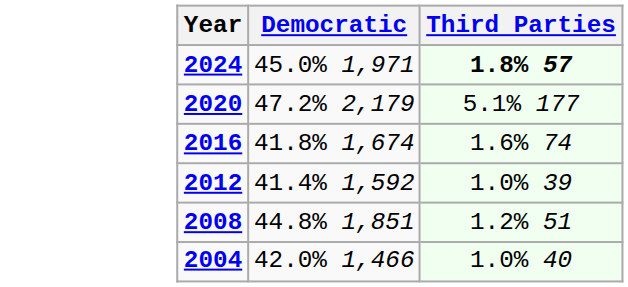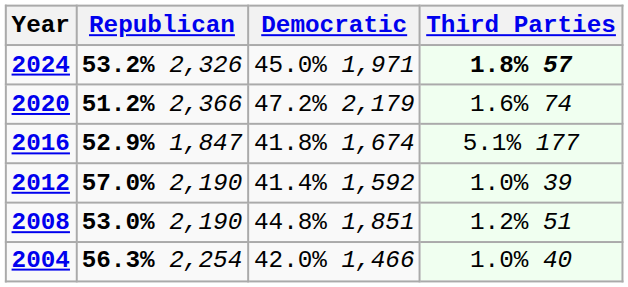+ column: (162, 26)
(521, 104) 5.1% 177 -> (521, 104) 1.6% 74
(521, 144) 1.6% 74 -> (521, 144) 5.1% 177
